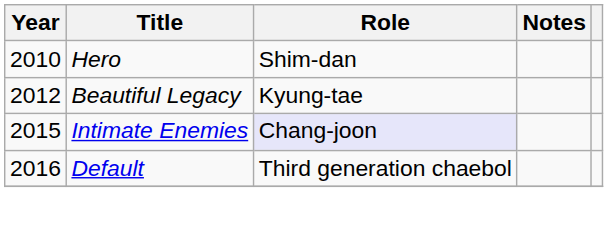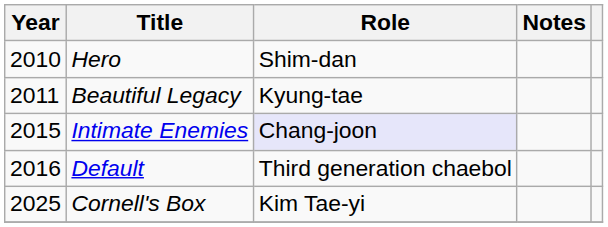(35, 95) 2012 -> (35, 95) 2011
+ row: (138, 204)
